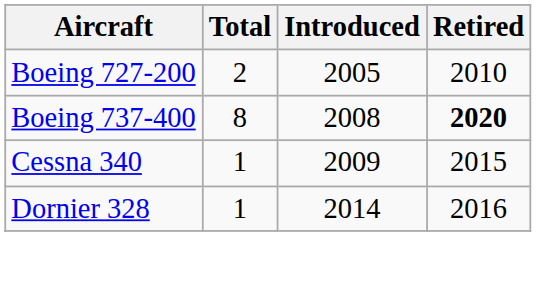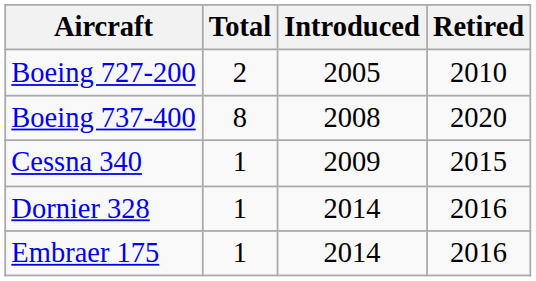(479, 117) bold -> (479, 117) normal
+ row: (85, 252)
